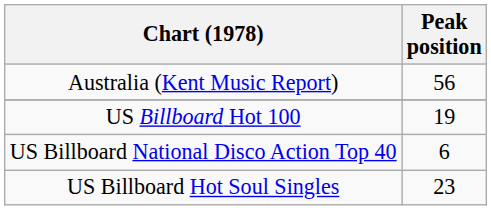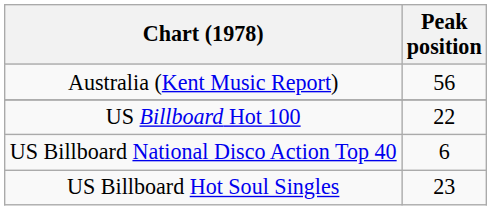(444, 116) 19 -> (444, 116) 22
